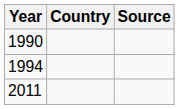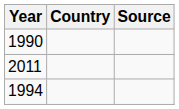rows swapped: (26, 66) <-> (25, 91)
